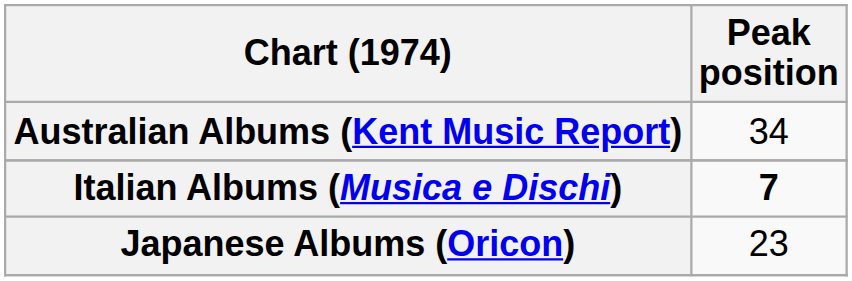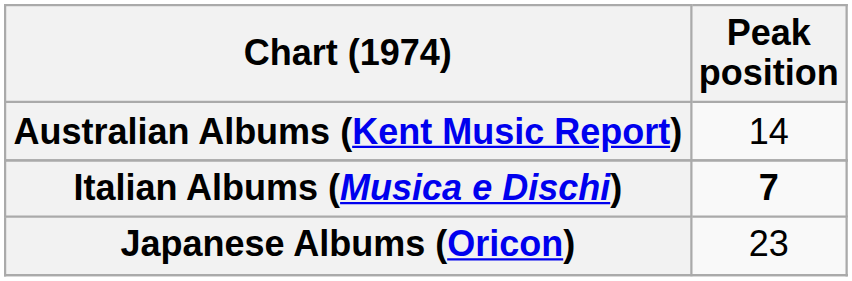(769, 130) 34 -> (769, 130) 14
